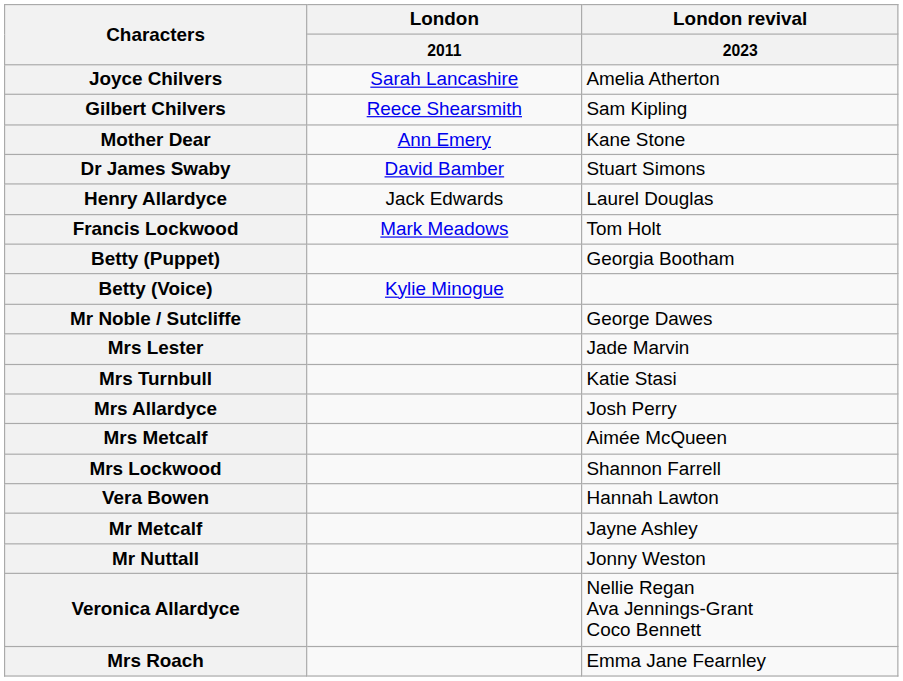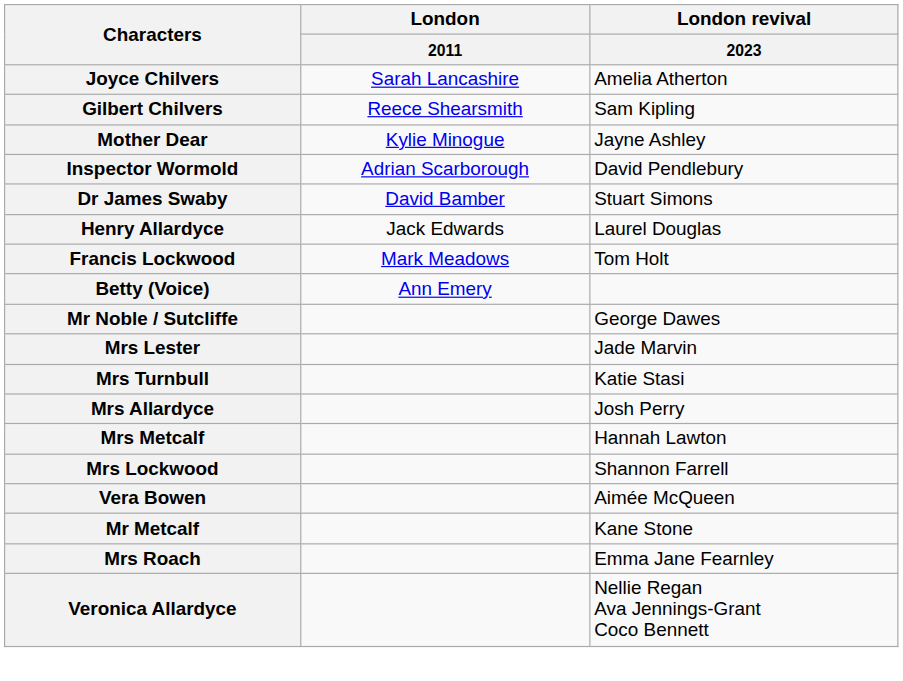(444, 139) Ann Emery -> (445, 139) Kylie Minogue
(636, 139) Kane Stone -> (650, 139) Jayne Ashley
+ row: (152, 169)
- row: (156, 259)
(444, 288) Kylie Minogue -> (445, 288) Ann Emery
(657, 438) Aimée McQueen -> (660, 438) Hannah Lawton
(653, 498) Hannah Lawton -> (665, 498) Aimée McQueen
(642, 528) Jayne Ashley -> (644, 528) Kane Stone
- row: (156, 558)
rows swapped: (156, 660) <-> (156, 609)
